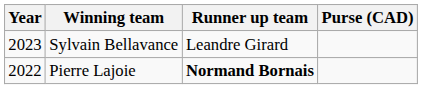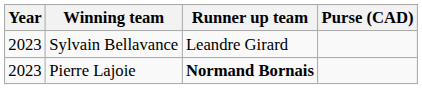(25, 70) 2022 -> (25, 70) 2023
